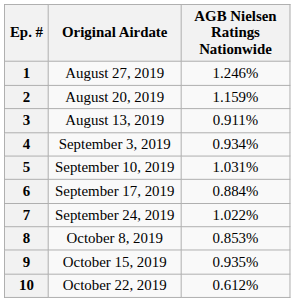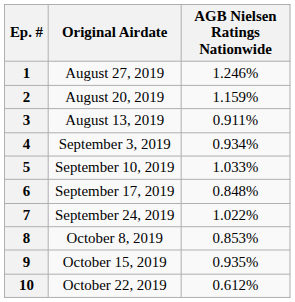(236, 167) 1.031% -> (236, 167) 1.033%
(236, 191) 0.884% -> (236, 191) 0.848%
